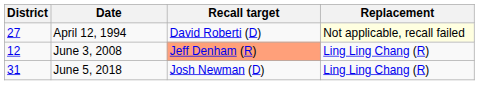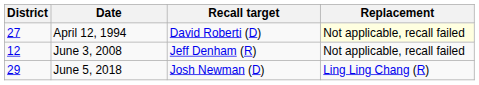(213, 51) lightsalmon background -> (213, 51) no background
(376, 51) Ling Ling Chang (R) -> (394, 51) Not applicable, recall failed
(14, 70) 31 -> (14, 70) 29
